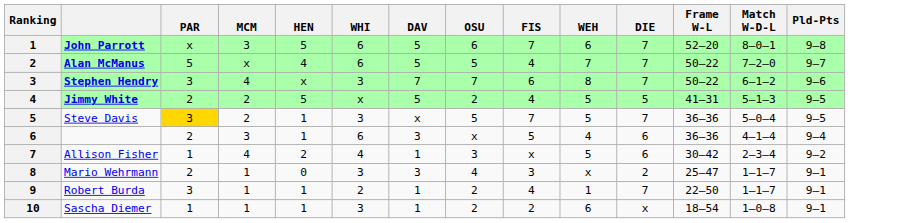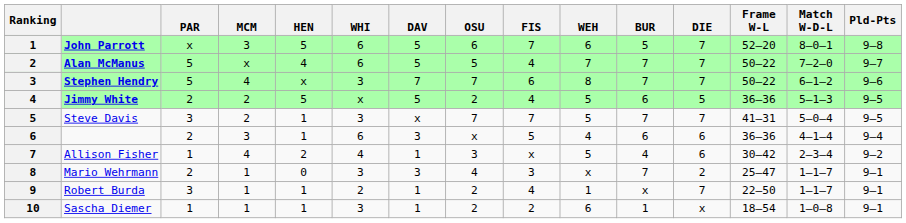+ column: (645, 26)
(190, 81) 3 -> (190, 81) 5
(702, 99) 41–31 -> (759, 99) 36–36
(190, 118) gold background -> (190, 118) no background
(474, 118) 5 -> (474, 118) 7
(702, 118) 36–36 -> (759, 118) 41–31
